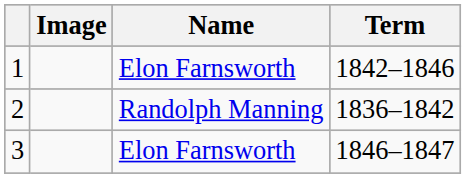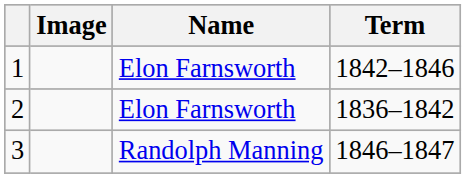(221, 109) Randolph Manning -> (207, 109) Elon Farnsworth
(207, 151) Elon Farnsworth -> (221, 151) Randolph Manning
